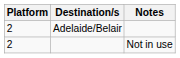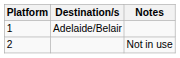(10, 28) 2 -> (10, 28) 1
